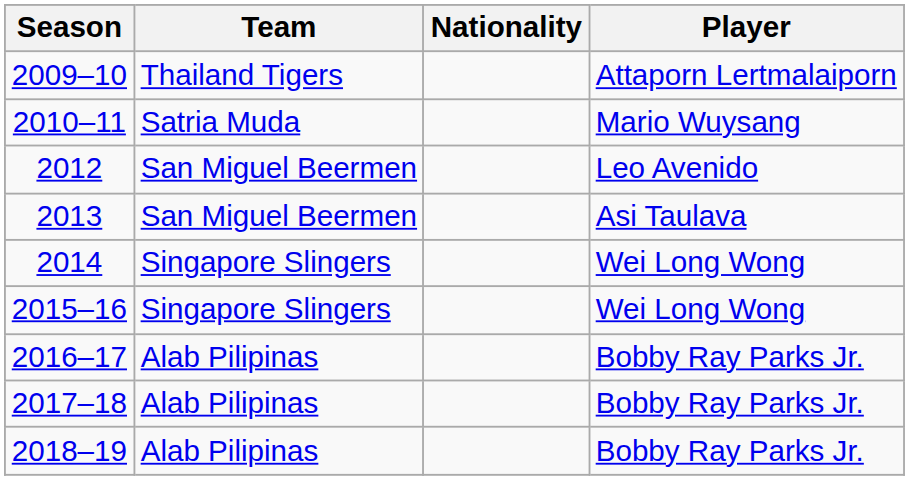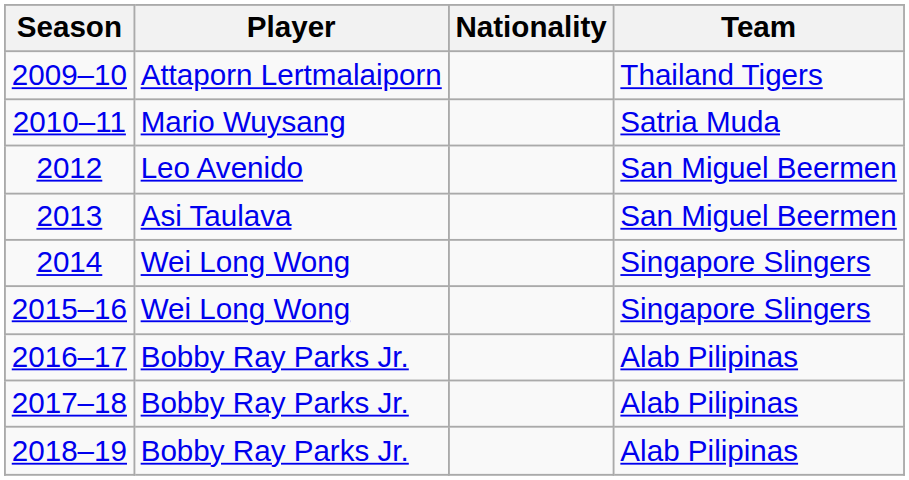columns swapped: (746, 27) <-> (279, 27)
